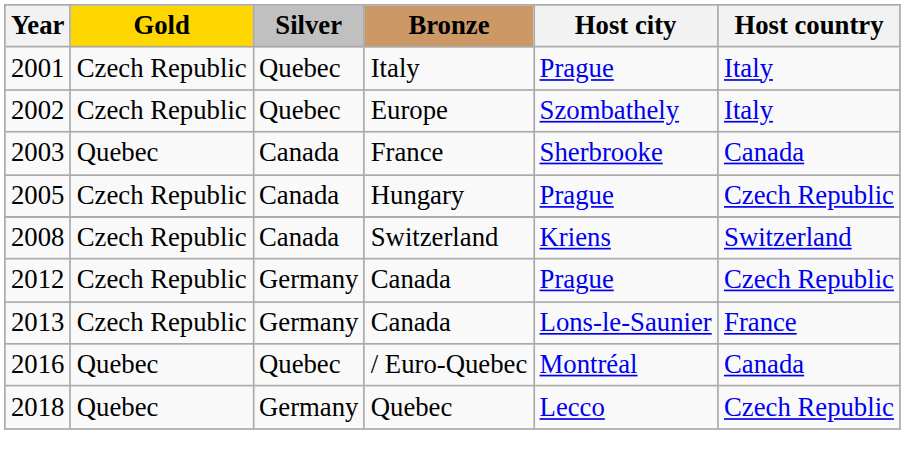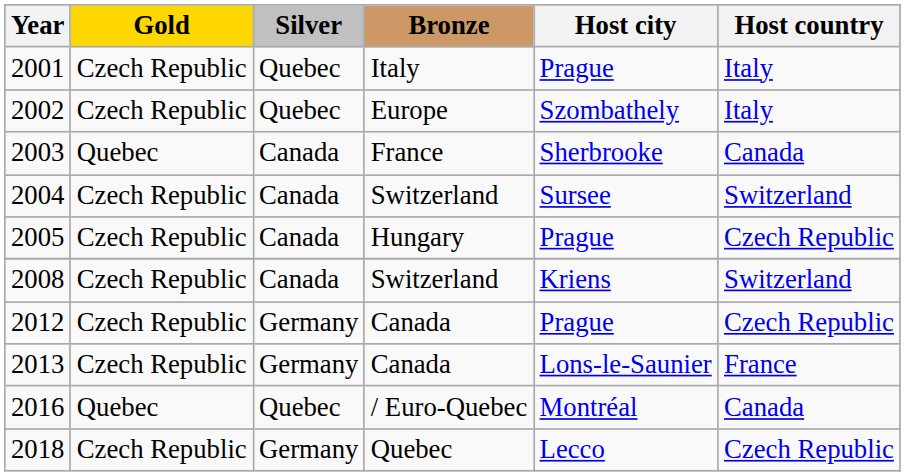+ row: (38, 195)
(118, 407) Quebec -> (162, 449) Czech Republic
